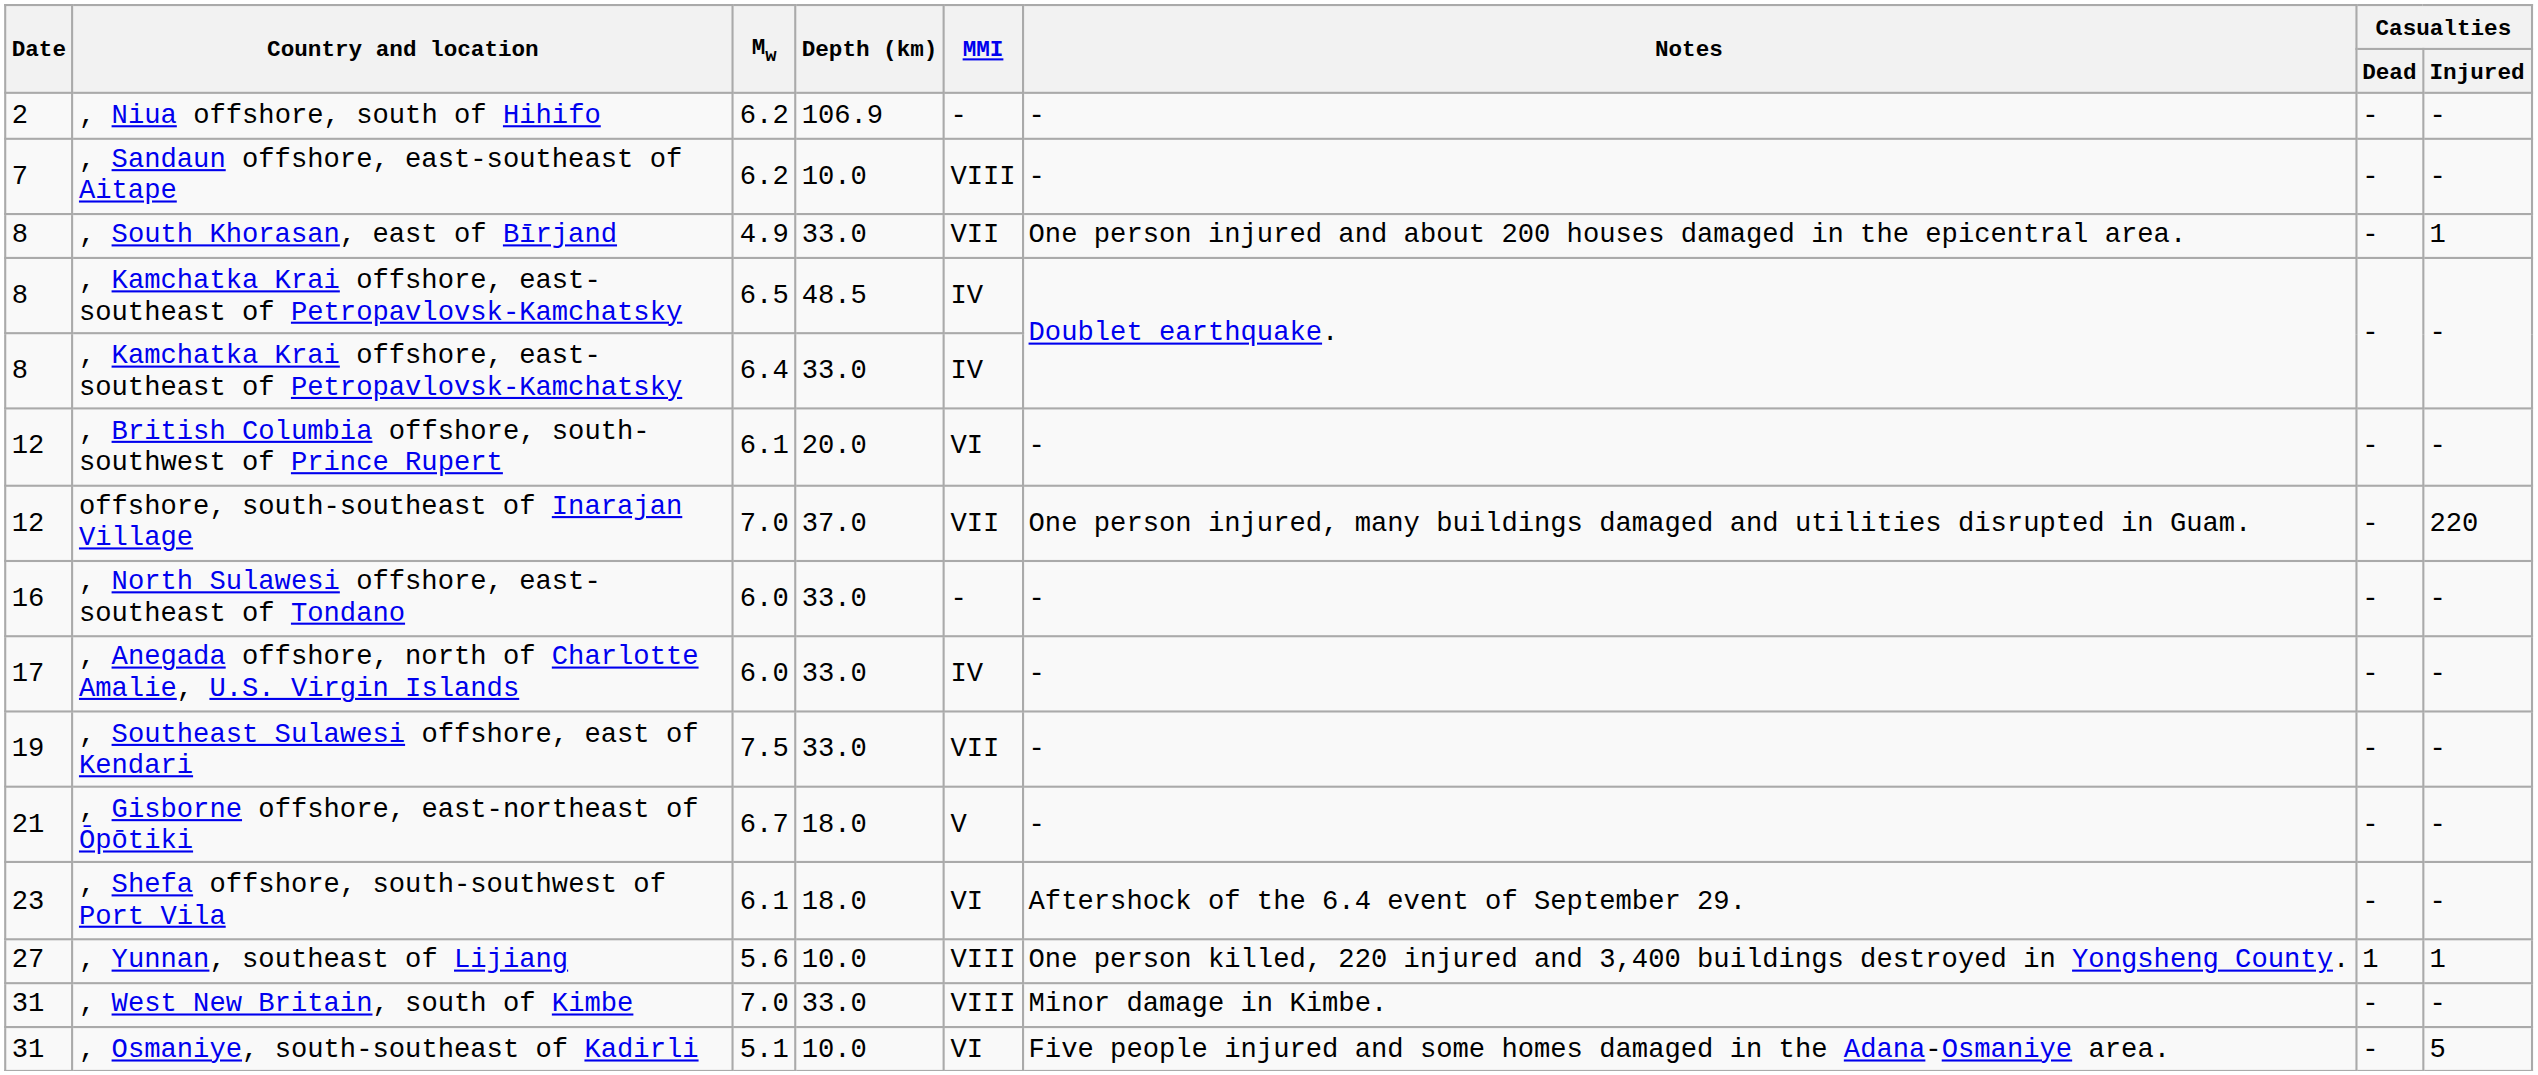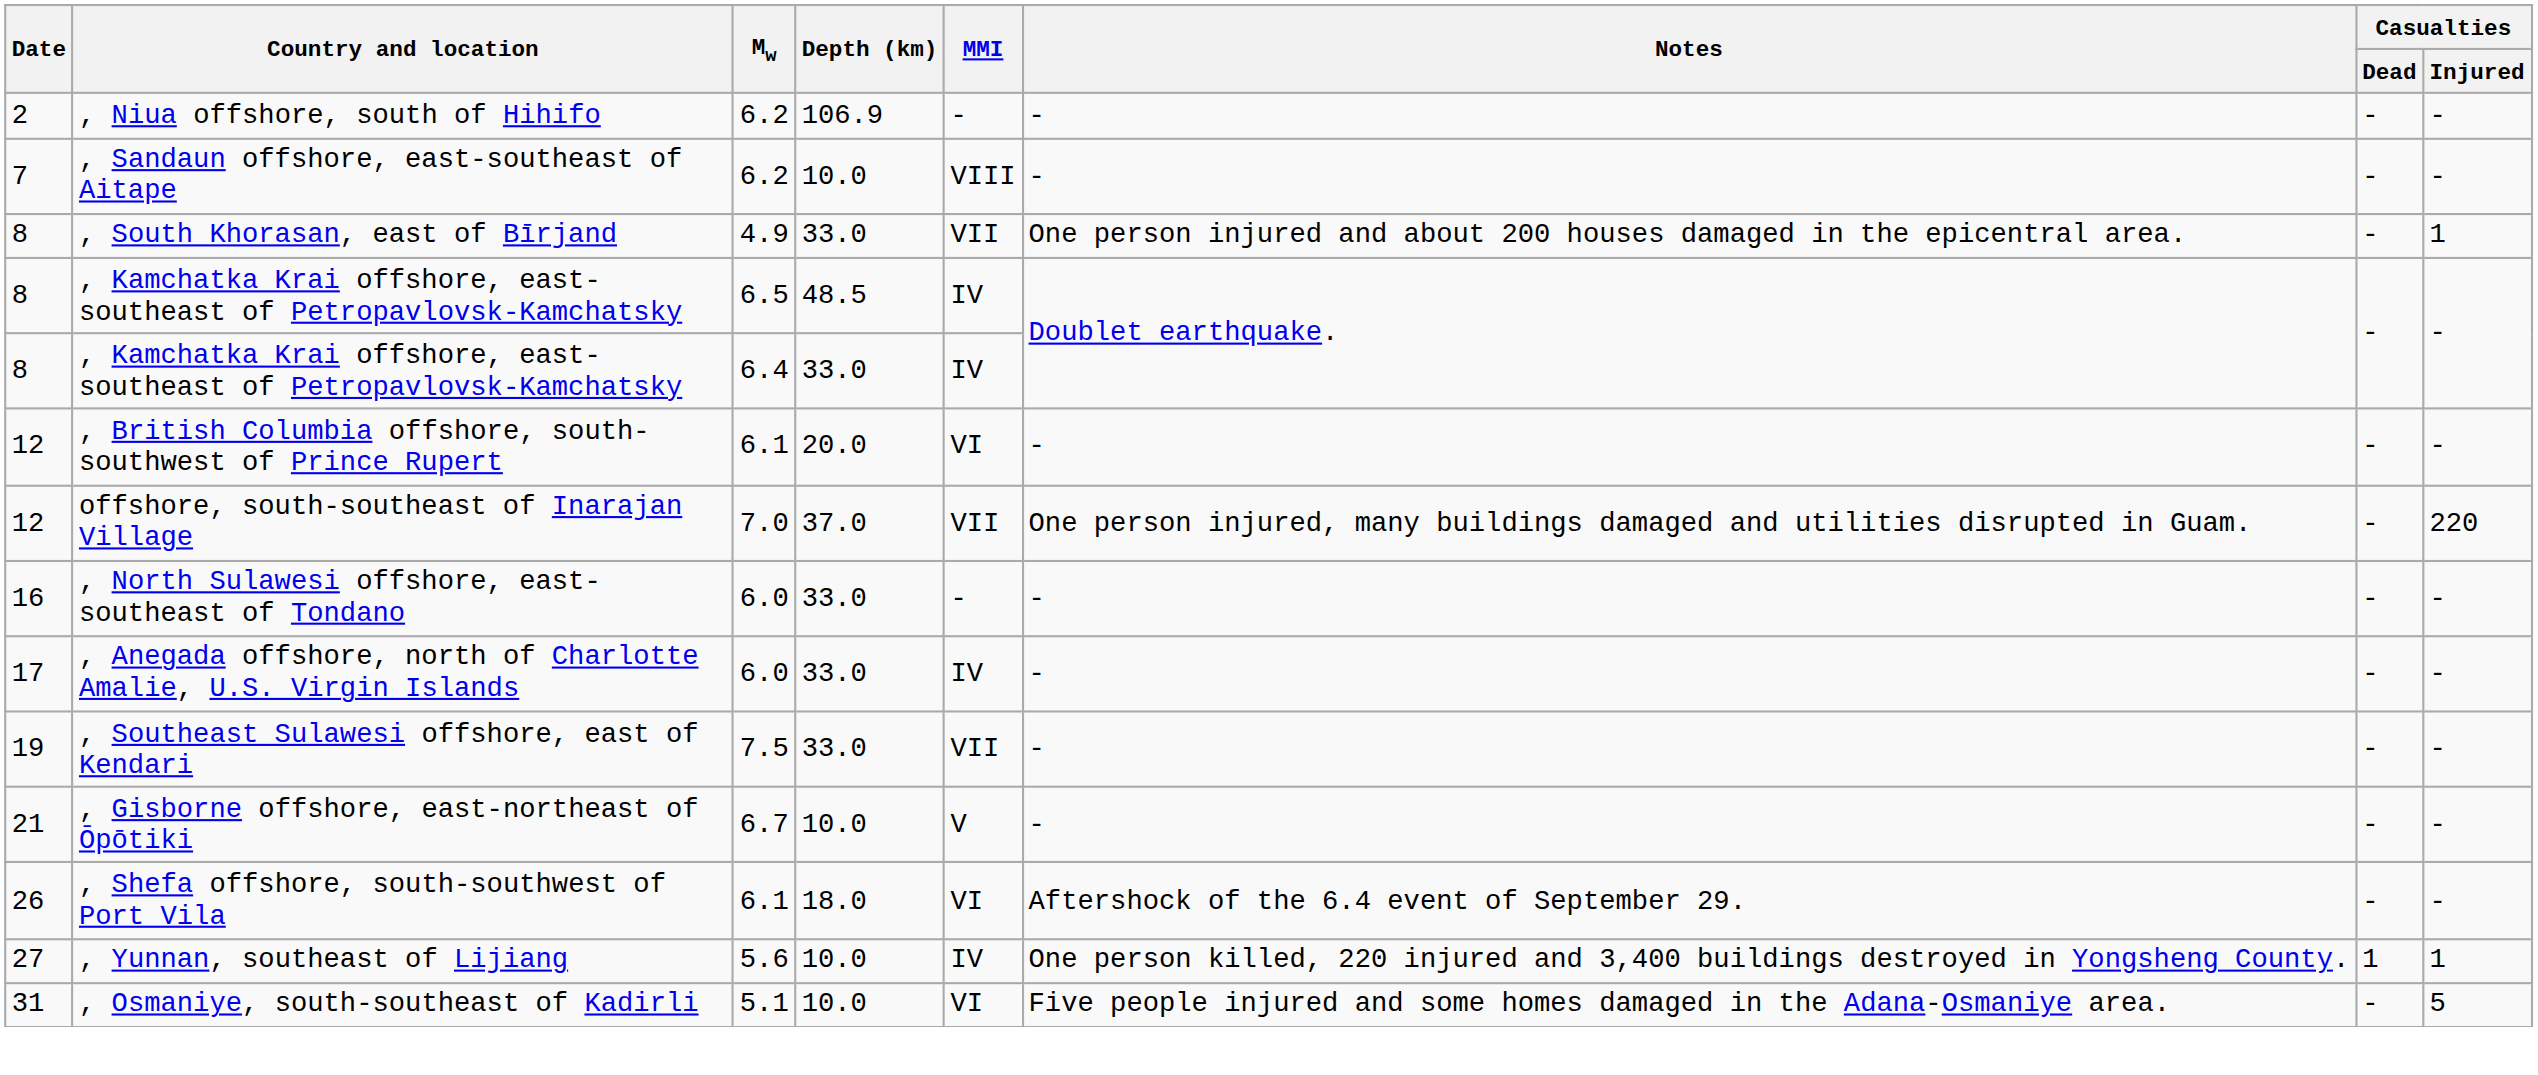(834, 825) 18.0 -> (834, 825) 10.0
(28, 901) 23 -> (28, 901) 26
(983, 961) VIII -> (967, 961) IV
- row: (356, 1005)
